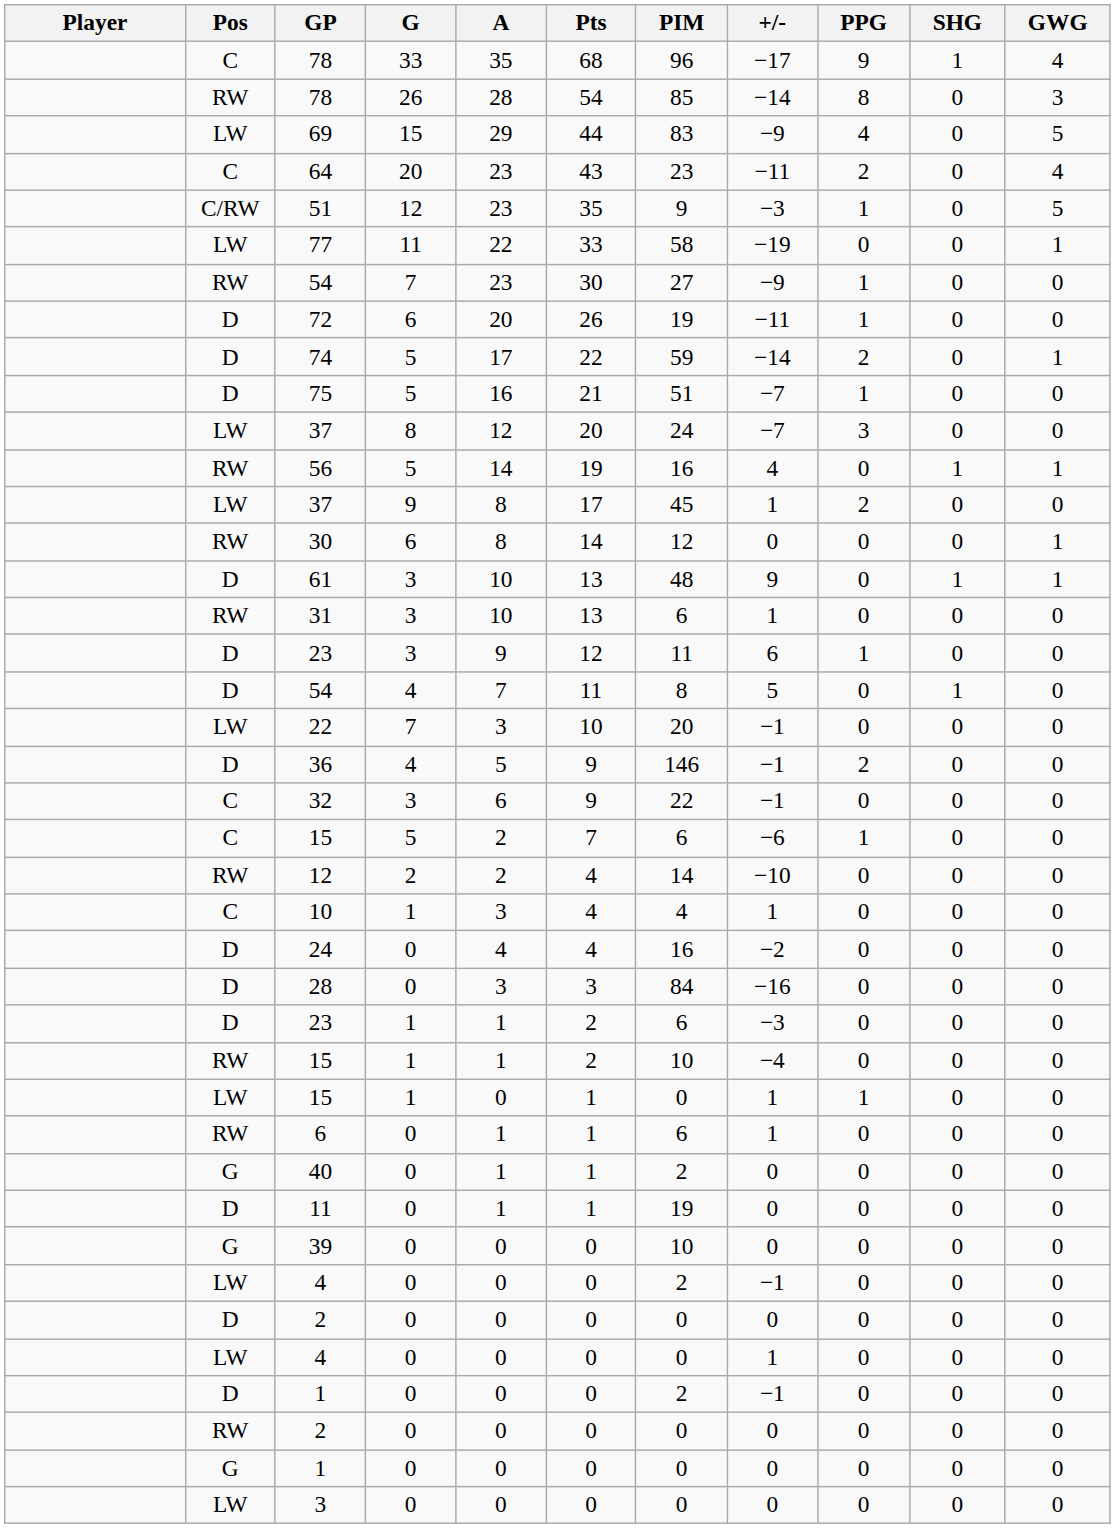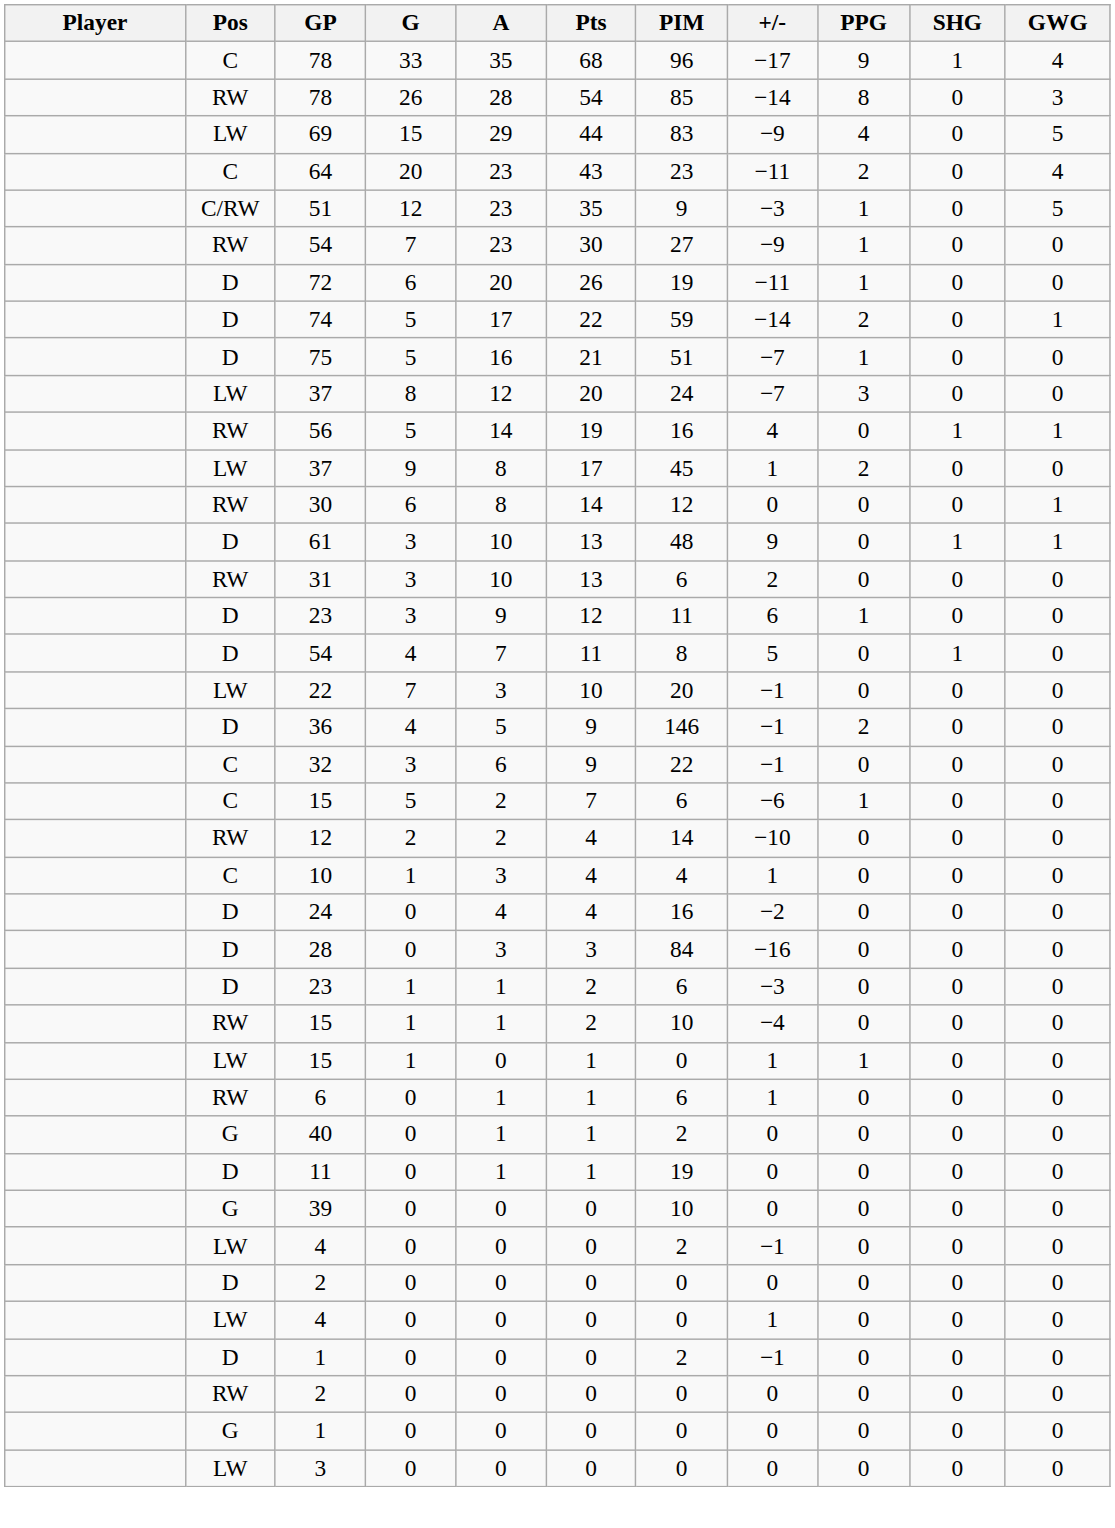- row: (230, 245)
(772, 615) 1 -> (772, 578) 2
